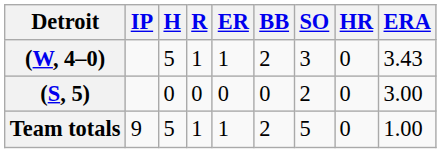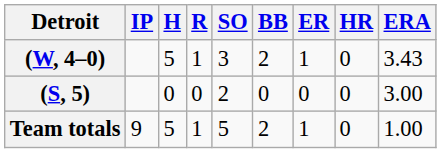columns swapped: (233, 22) <-> (314, 22)
